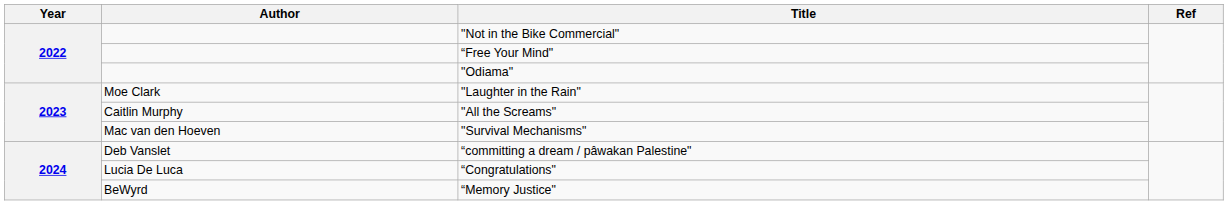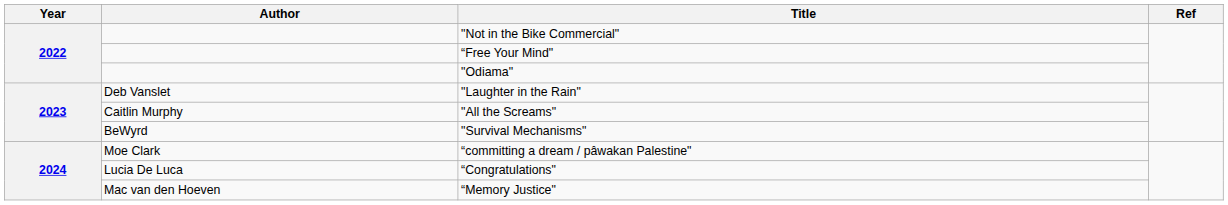(132, 92) Moe Clark -> (137, 92) Deb Vanslet
(162, 131) Mac van den Hoeven -> (126, 131) BeWyrd
(137, 151) Deb Vanslet -> (132, 151) Moe Clark
(126, 190) BeWyrd -> (162, 190) Mac van den Hoeven
